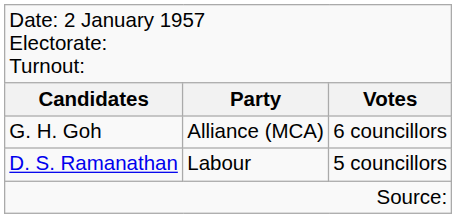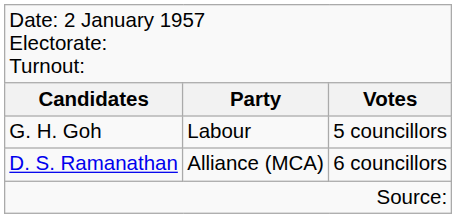(256, 131) Alliance (MCA) -> (219, 131) Labour
(390, 131) 6 councillors -> (390, 131) 5 councillors
(219, 164) Labour -> (256, 164) Alliance (MCA)
(390, 164) 5 councillors -> (390, 164) 6 councillors
